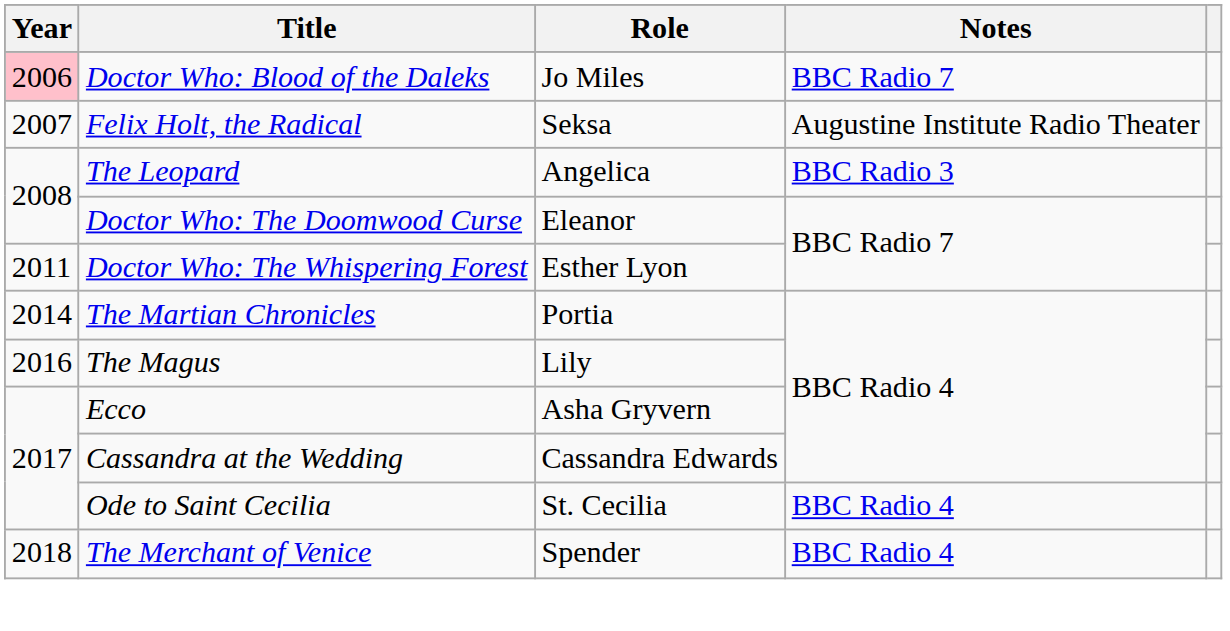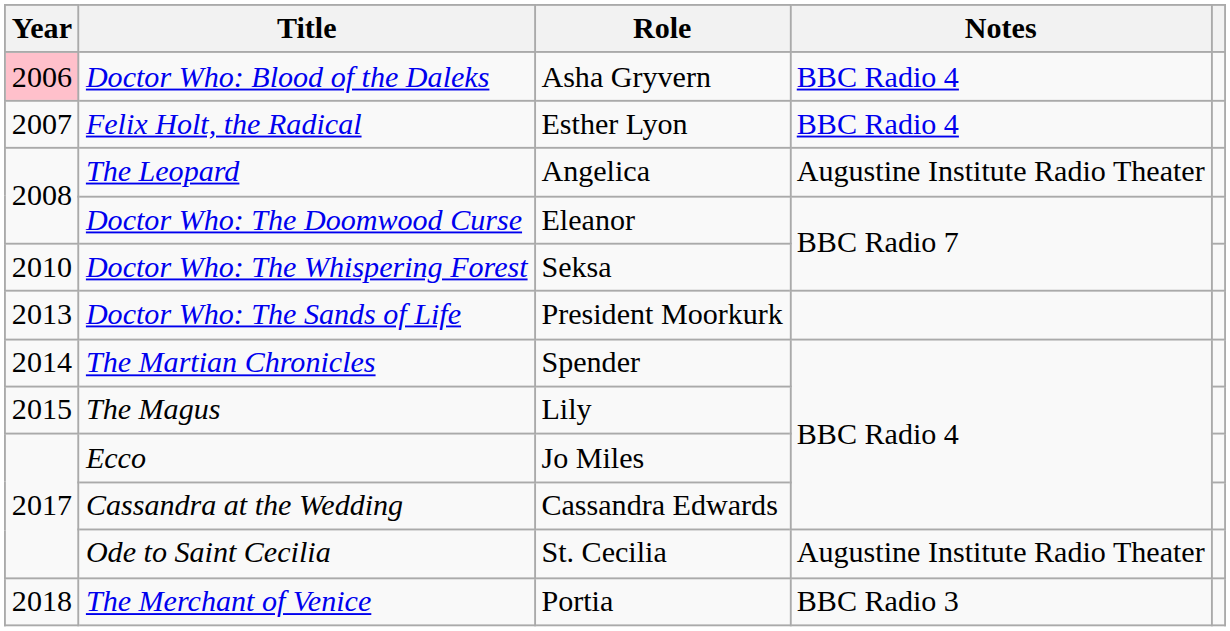(593, 76) Jo Miles -> (626, 76) Asha Gryvern
(873, 76) BBC Radio 7 -> (878, 76) BBC Radio 4
(577, 123) Seksa -> (615, 123) Esther Lyon
(996, 123) Augustine Institute Radio Theater -> (878, 123) BBC Radio 4
(873, 171) BBC Radio 3 -> (1001, 171) Augustine Institute Radio Theater
(41, 266) 2011 -> (42, 266) 2010
(615, 266) Esther Lyon -> (577, 266) Seksa
+ row: (273, 314)
(577, 314) Portia -> (591, 362) Spender
(42, 362) 2016 -> (42, 409) 2015
(626, 409) Asha Gryvern -> (593, 457) Jo Miles
(873, 505) BBC Radio 4 -> (1001, 553) Augustine Institute Radio Theater
(591, 553) Spender -> (577, 600) Portia
(873, 553) BBC Radio 4 -> (878, 600) BBC Radio 3
